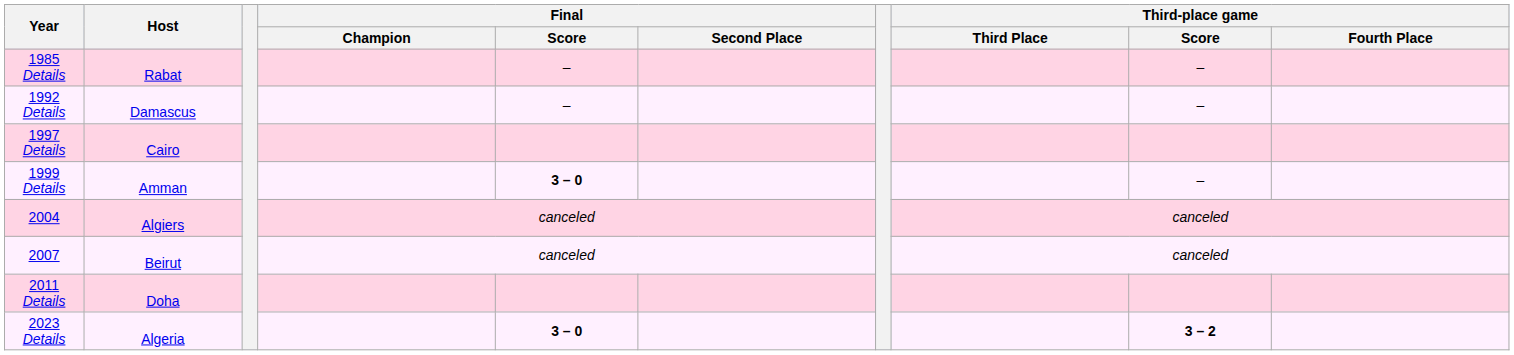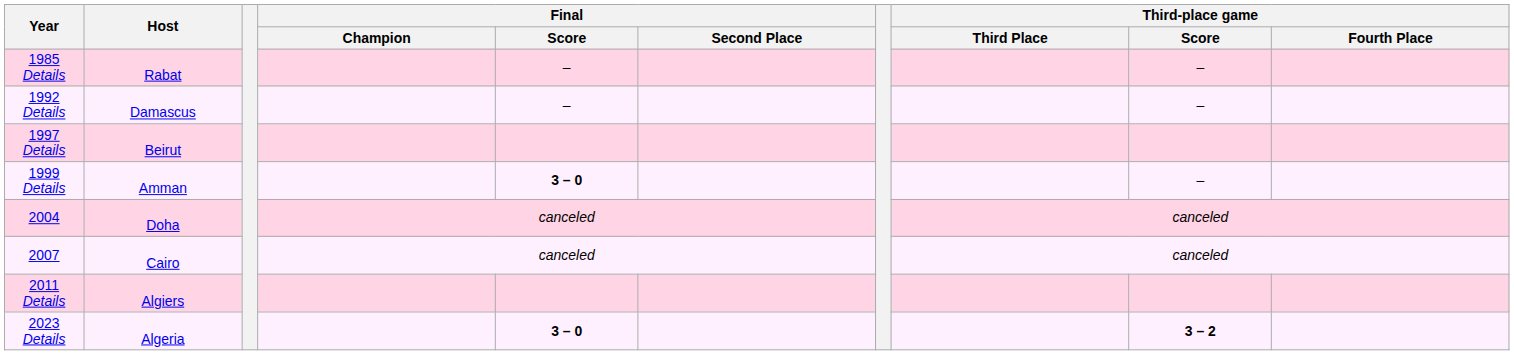(163, 151) Cairo -> (163, 151) Beirut
(163, 226) Algiers -> (163, 226) Doha
(163, 264) Beirut -> (163, 264) Cairo
(163, 301) Doha -> (163, 301) Algiers
